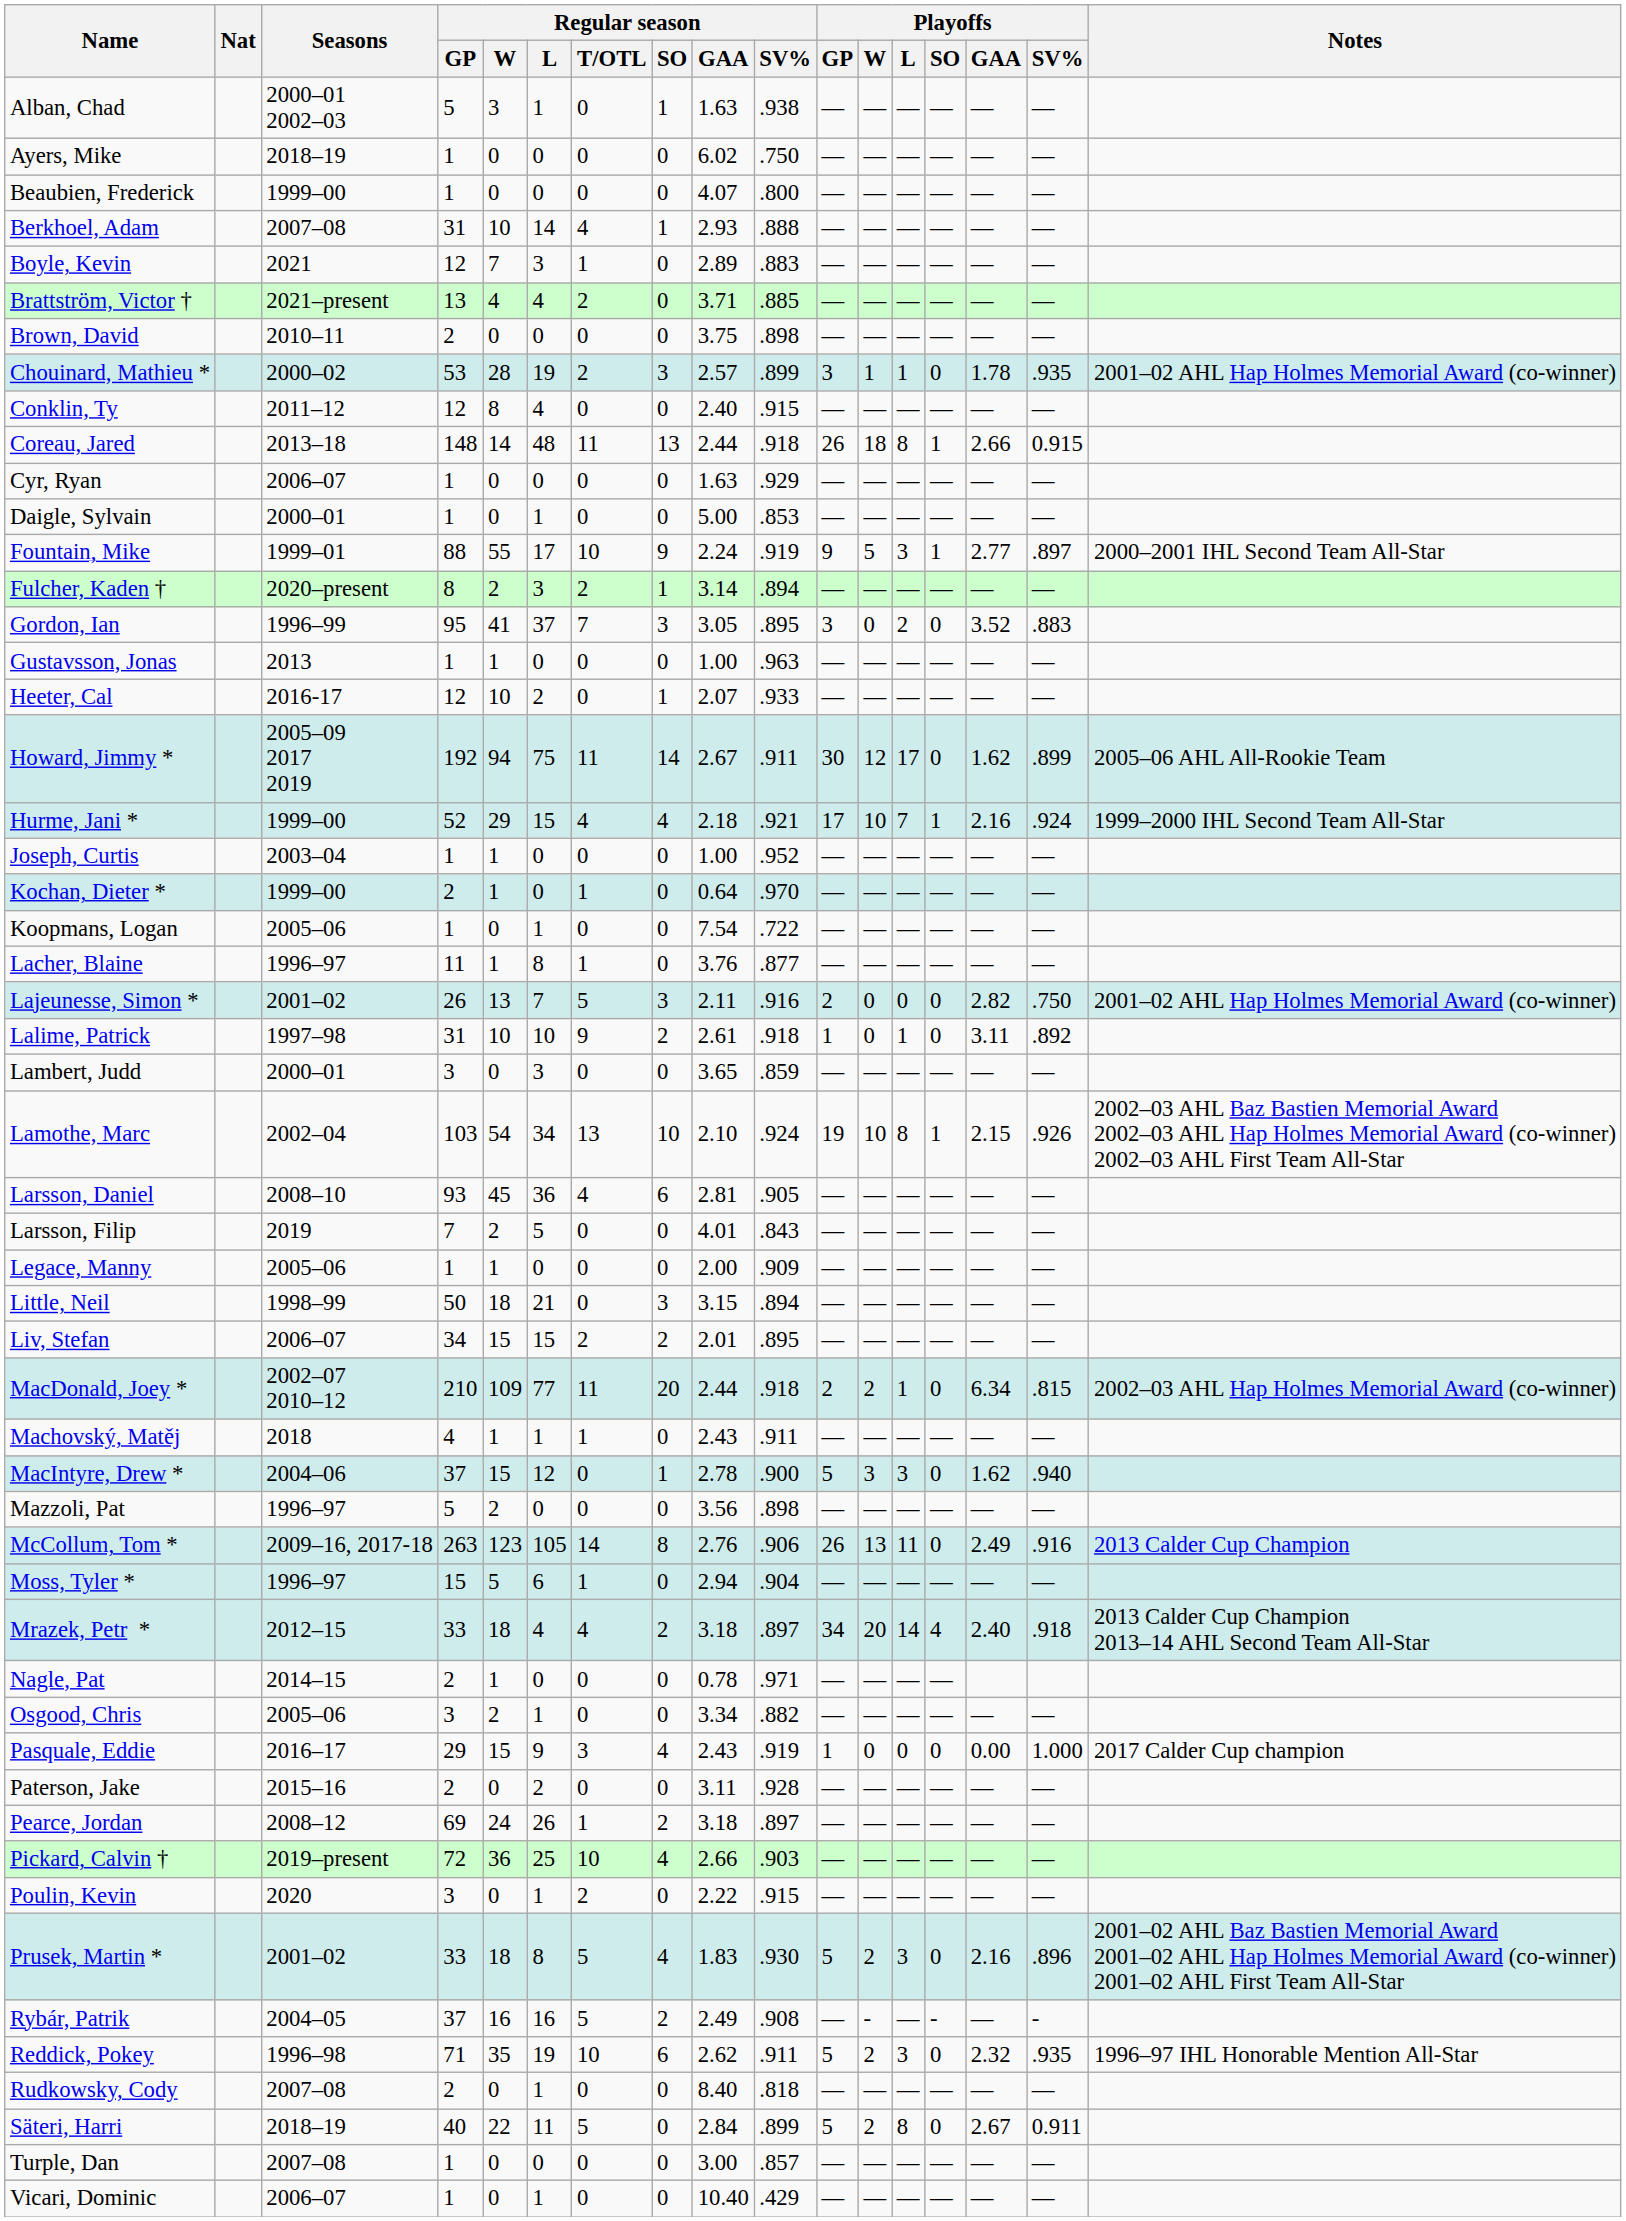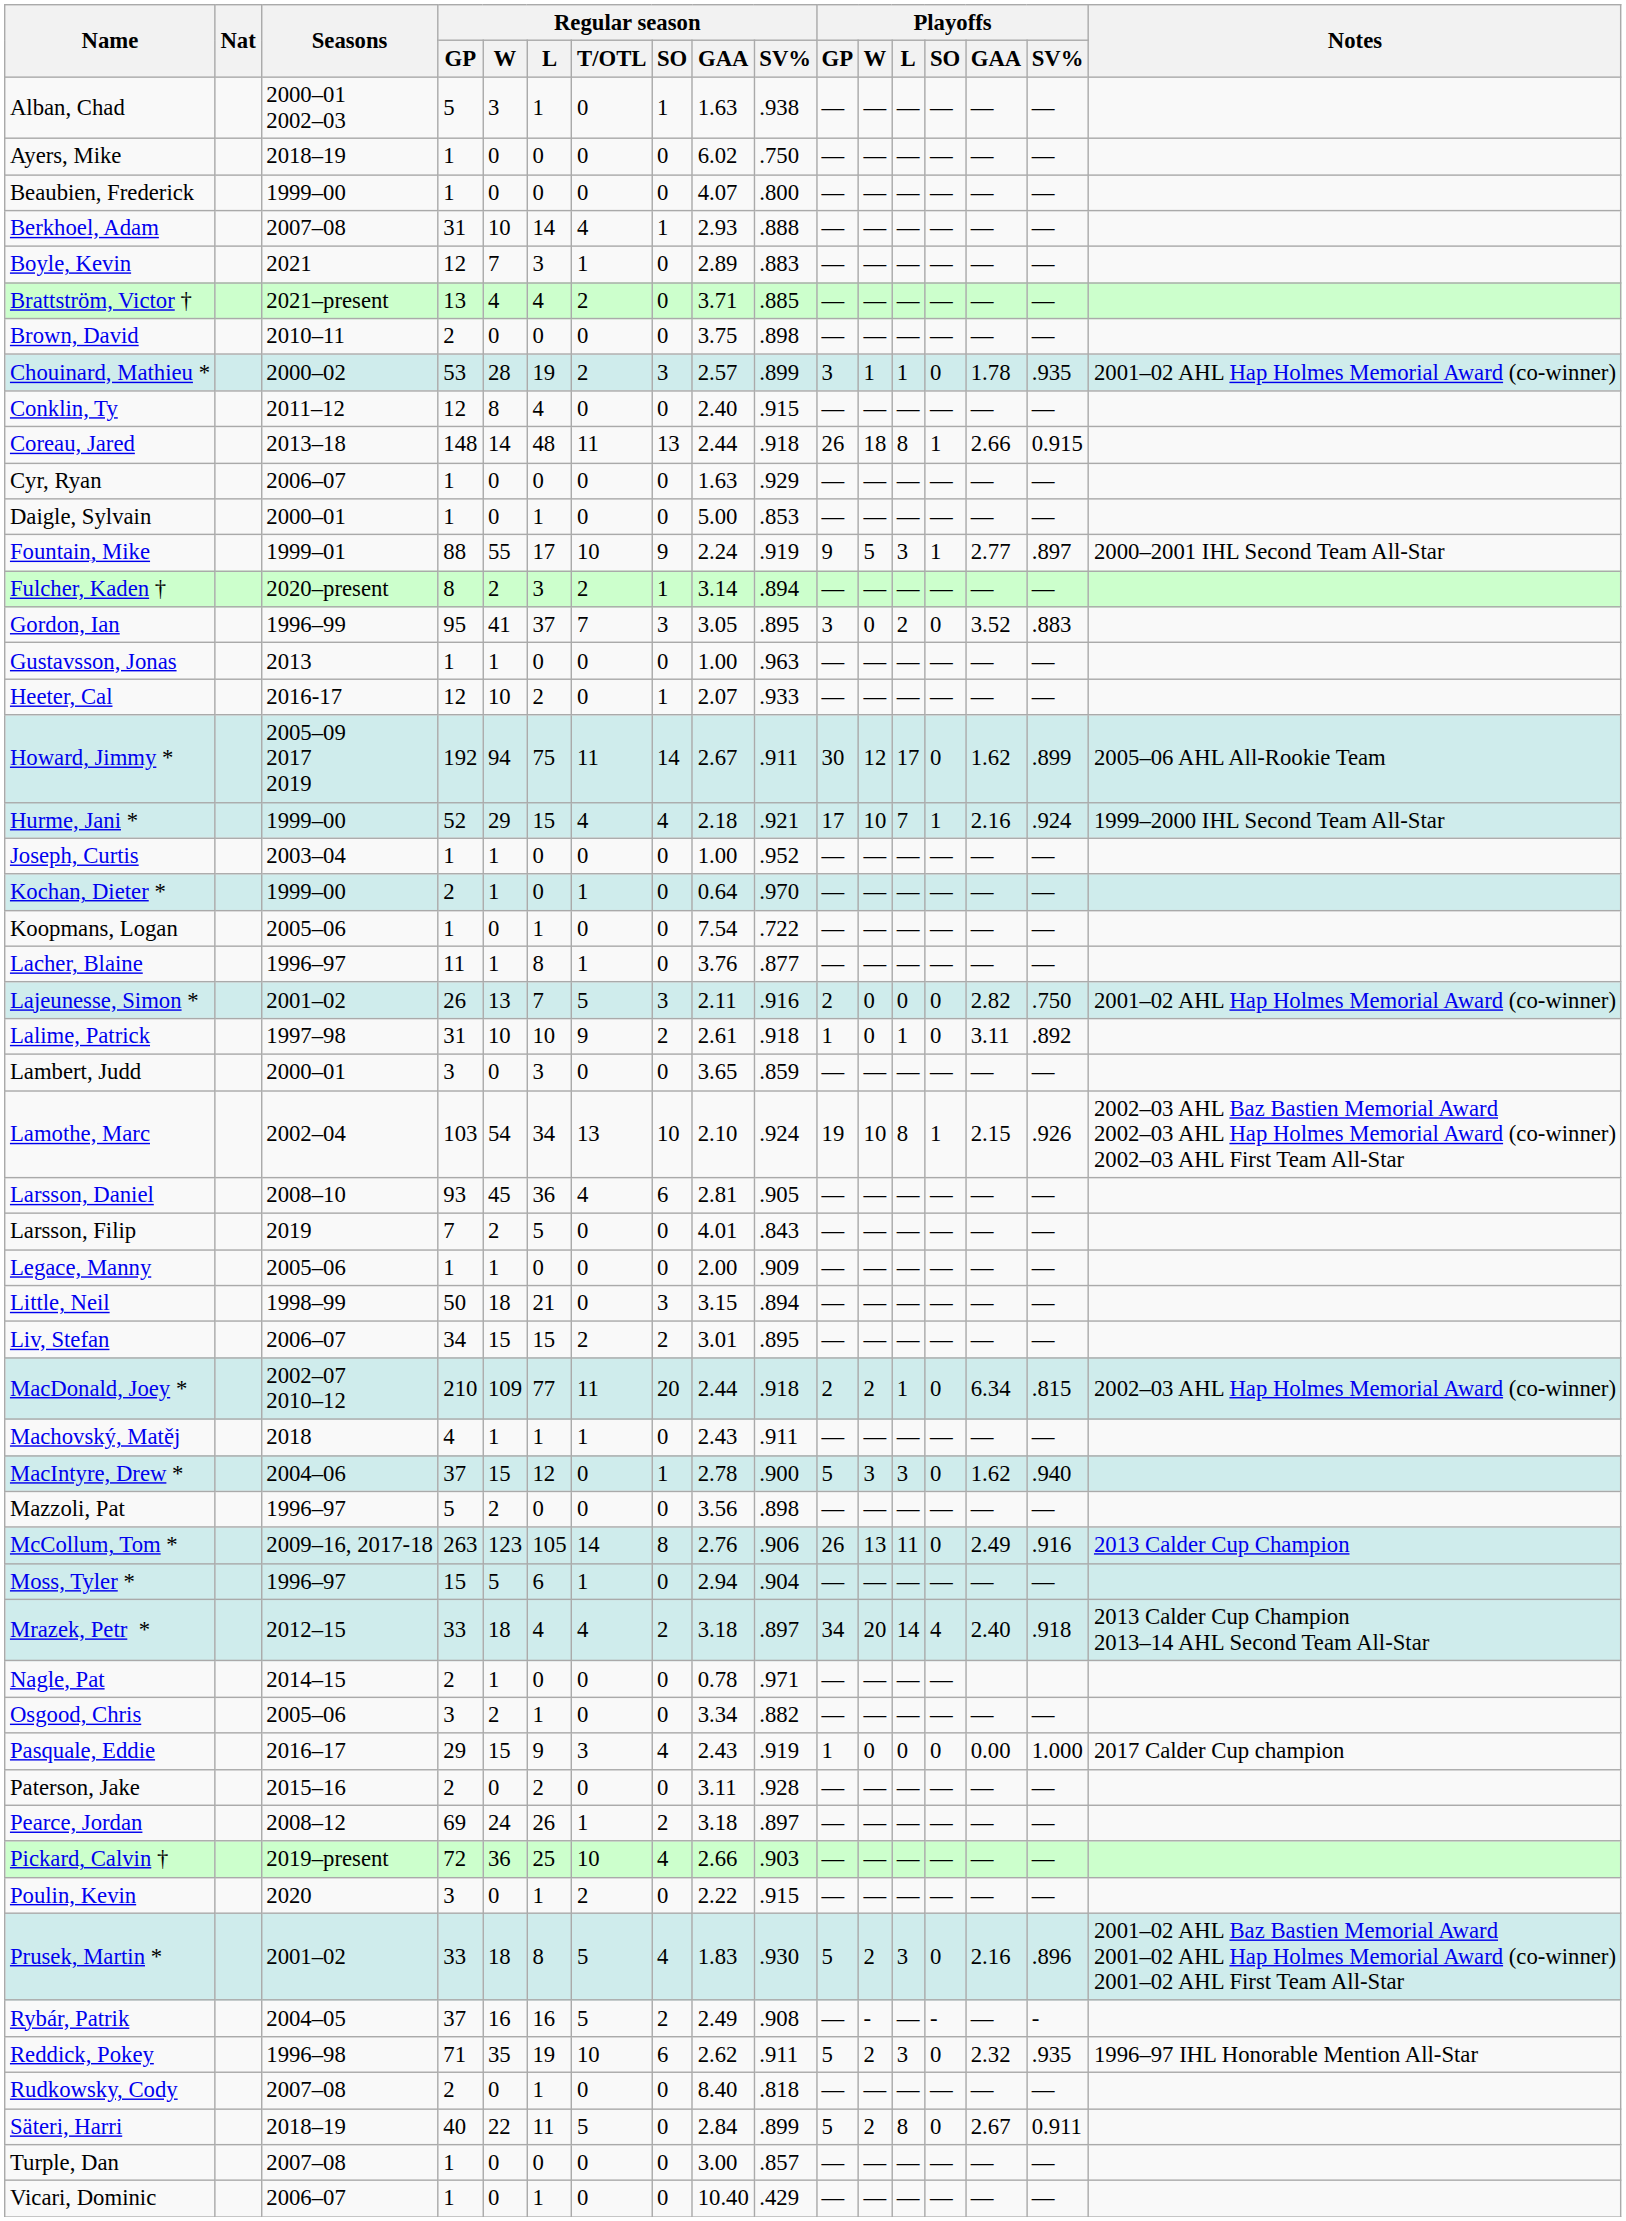(718, 1339) 2.01 -> (718, 1339) 3.01
